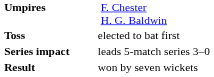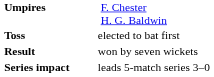rows swapped: (20, 67) <-> (37, 51)
